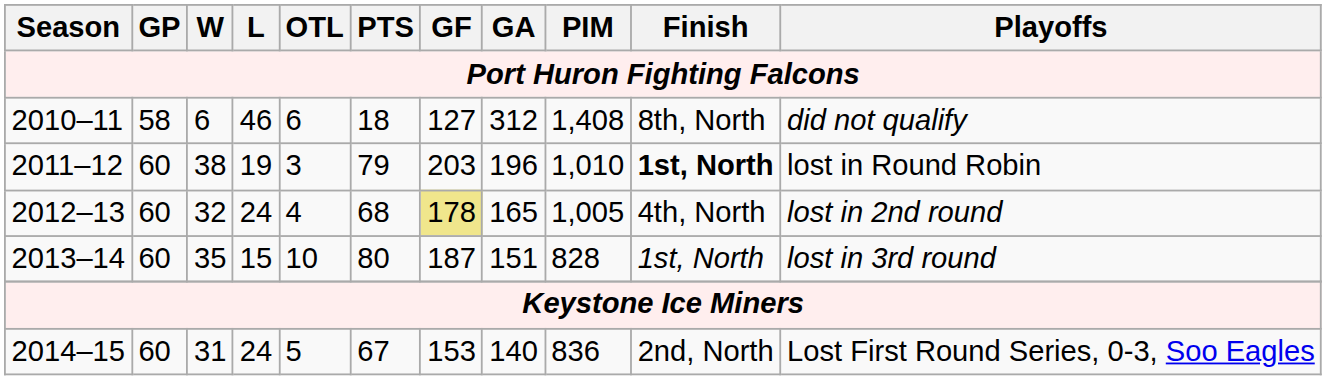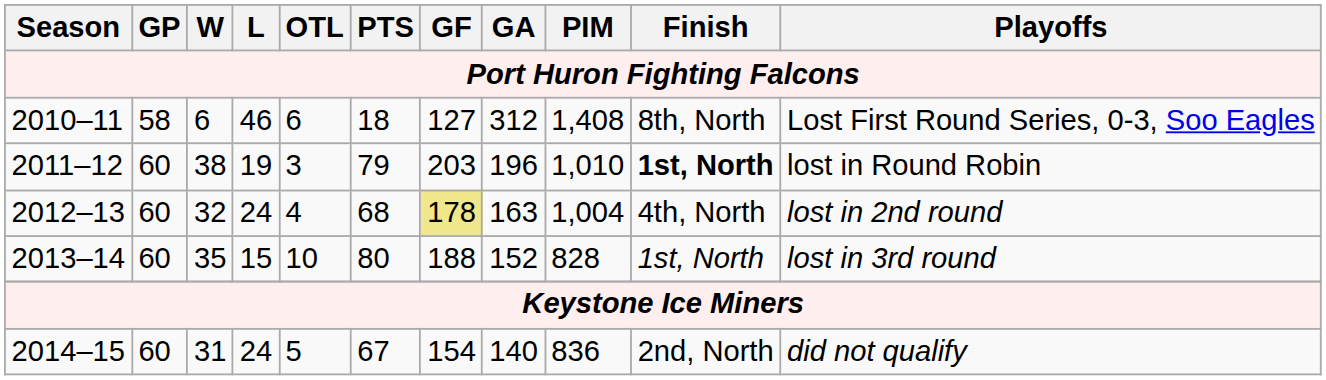(877, 119) did not qualify -> (1051, 119) Lost First Round Series, 0-3, Soo Eagles
(514, 212) 165 -> (514, 212) 163
(588, 212) 1,005 -> (588, 212) 1,004
(452, 258) 187 -> (452, 258) 188
(514, 258) 151 -> (514, 258) 152
(452, 350) 153 -> (452, 350) 154
(1051, 350) Lost First Round Series, 0-3, Soo Eagles -> (877, 350) did not qualify
